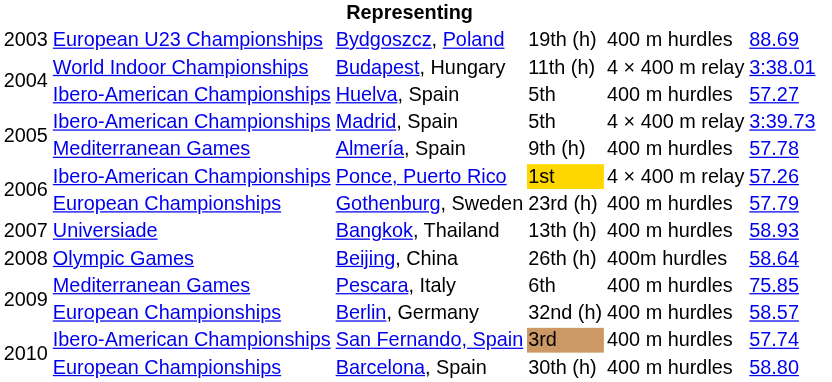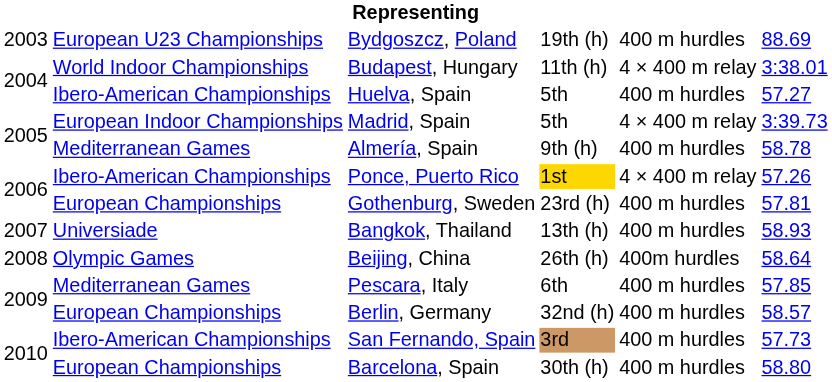(192, 121) Ibero-American Championships -> (198, 121) European Indoor Championships
(774, 149) 57.78 -> (786, 149) 58.78
(774, 203) 57.79 -> (786, 203) 57.81
(774, 285) 75.85 -> (786, 285) 57.85
(774, 340) 57.74 -> (786, 340) 57.73
